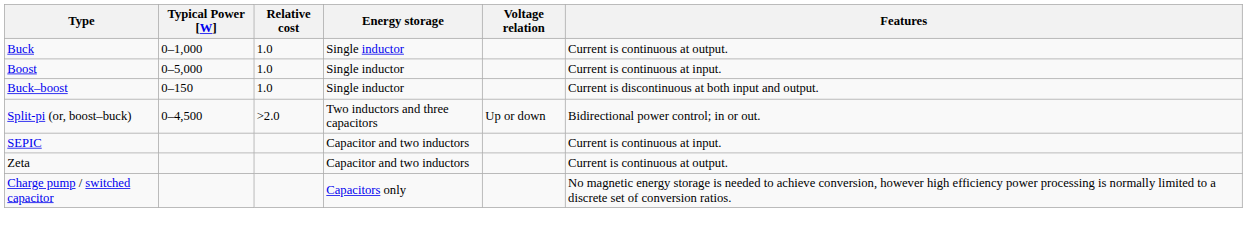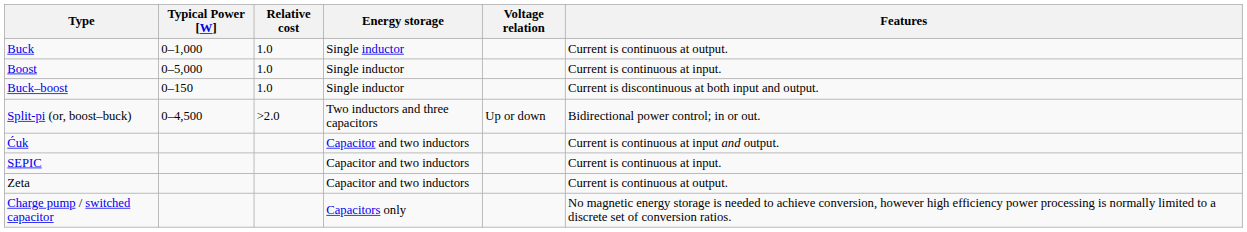+ row: (18, 143)
